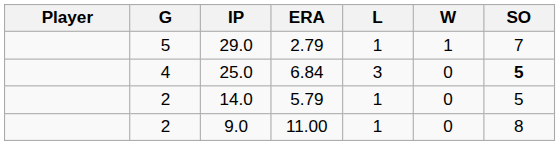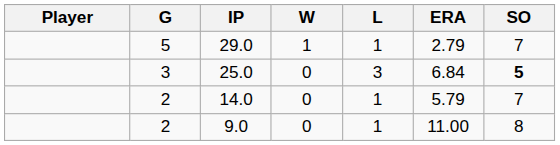columns swapped: (448, 18) <-> (307, 18)
(166, 72) 4 -> (166, 72) 3
(519, 99) 5 -> (519, 99) 7
